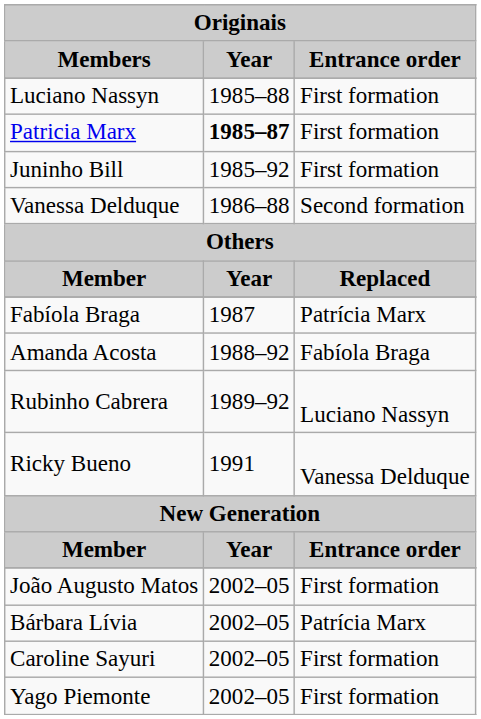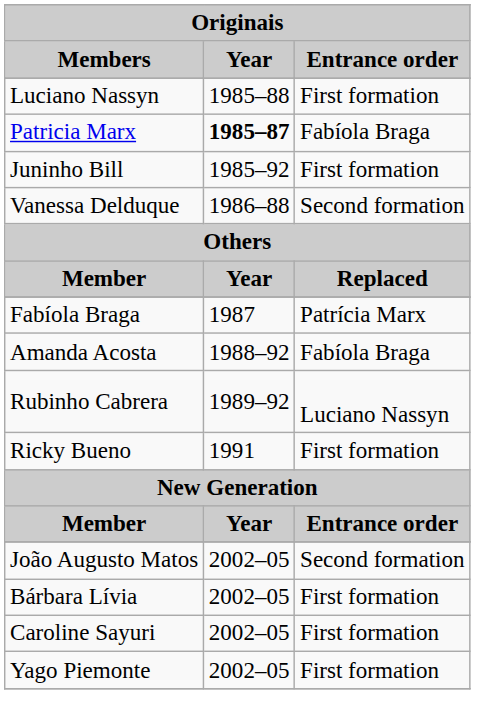(370, 132) First formation -> (365, 132) Fabíola Braga
(385, 476) Vanessa Delduque -> (370, 450) First formation
(370, 586) First formation -> (382, 560) Second formation
(363, 622) Patrícia Marx -> (370, 596) First formation
